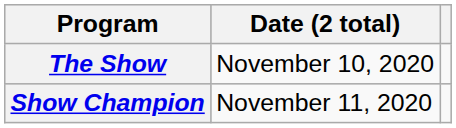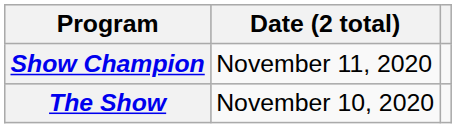rows swapped: (108, 102) <-> (108, 63)
